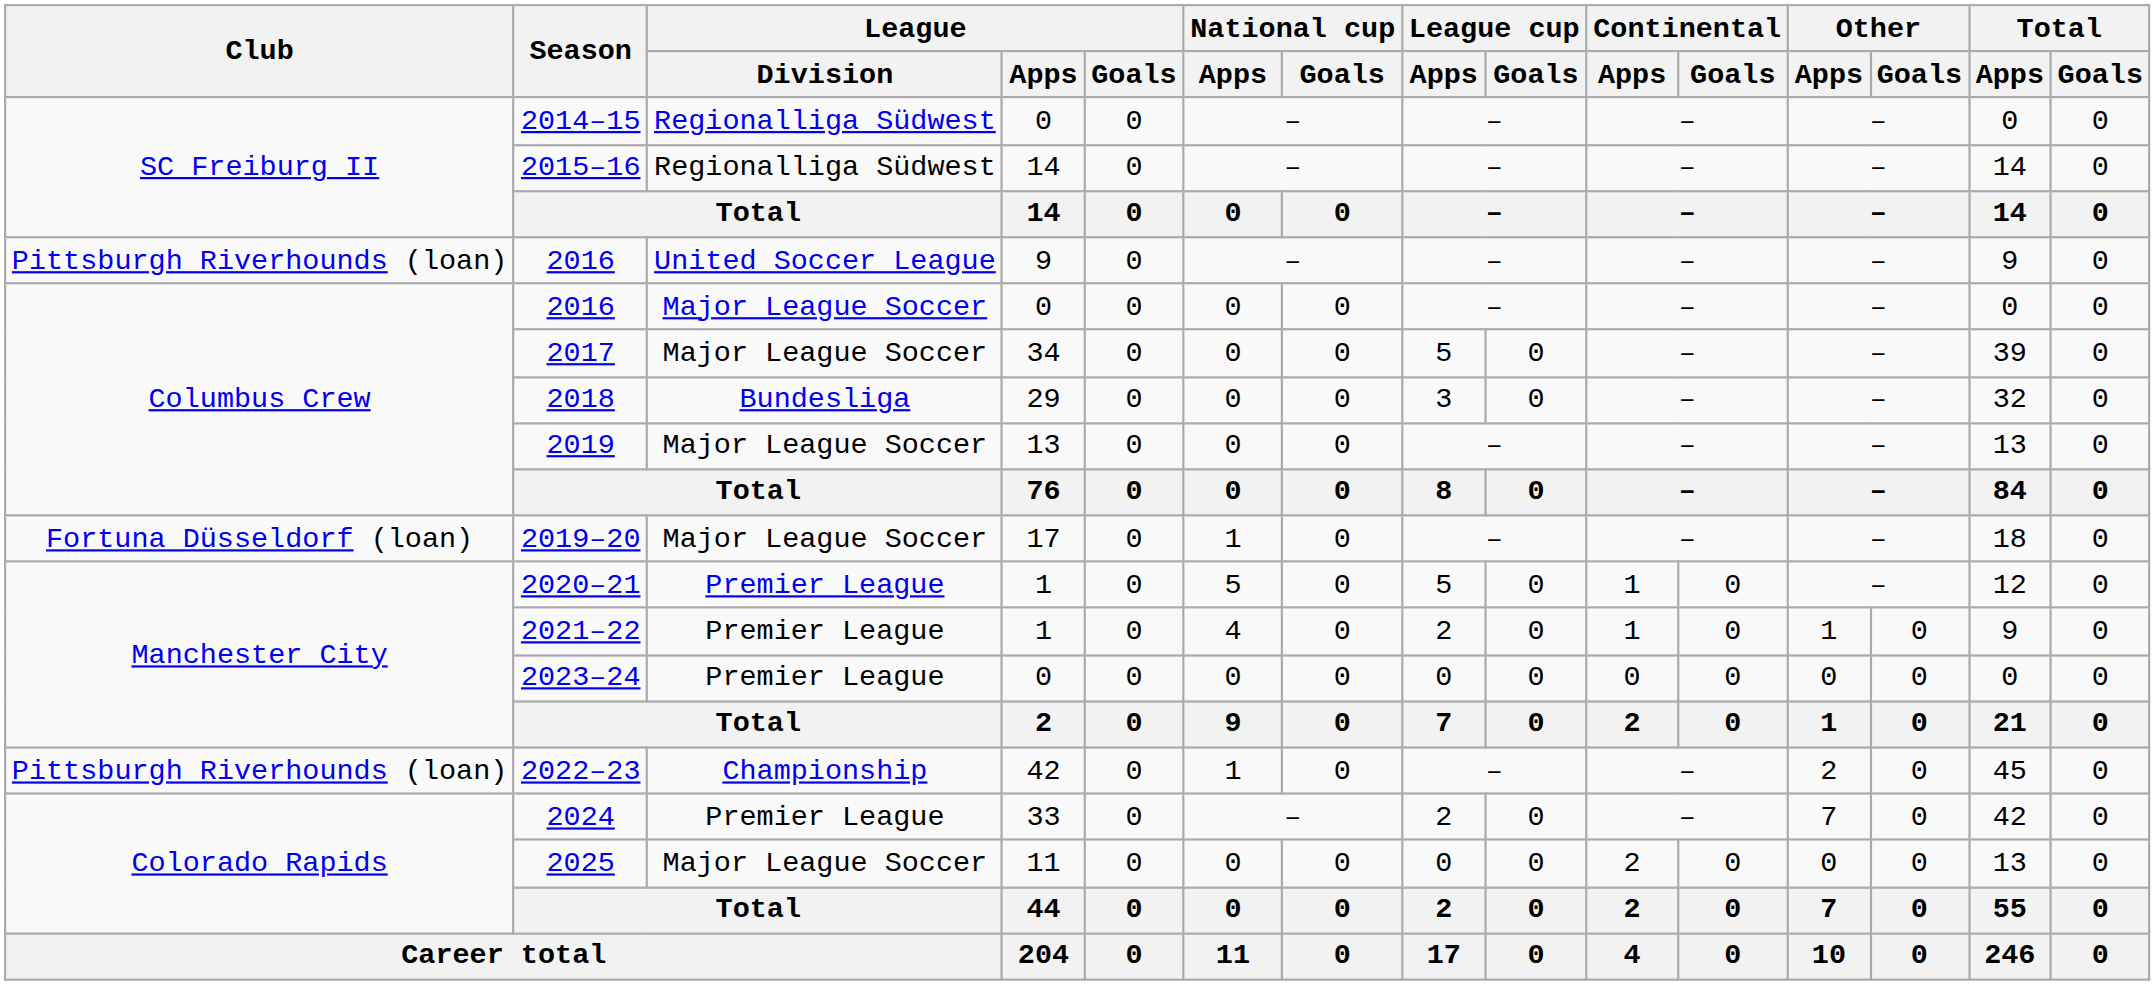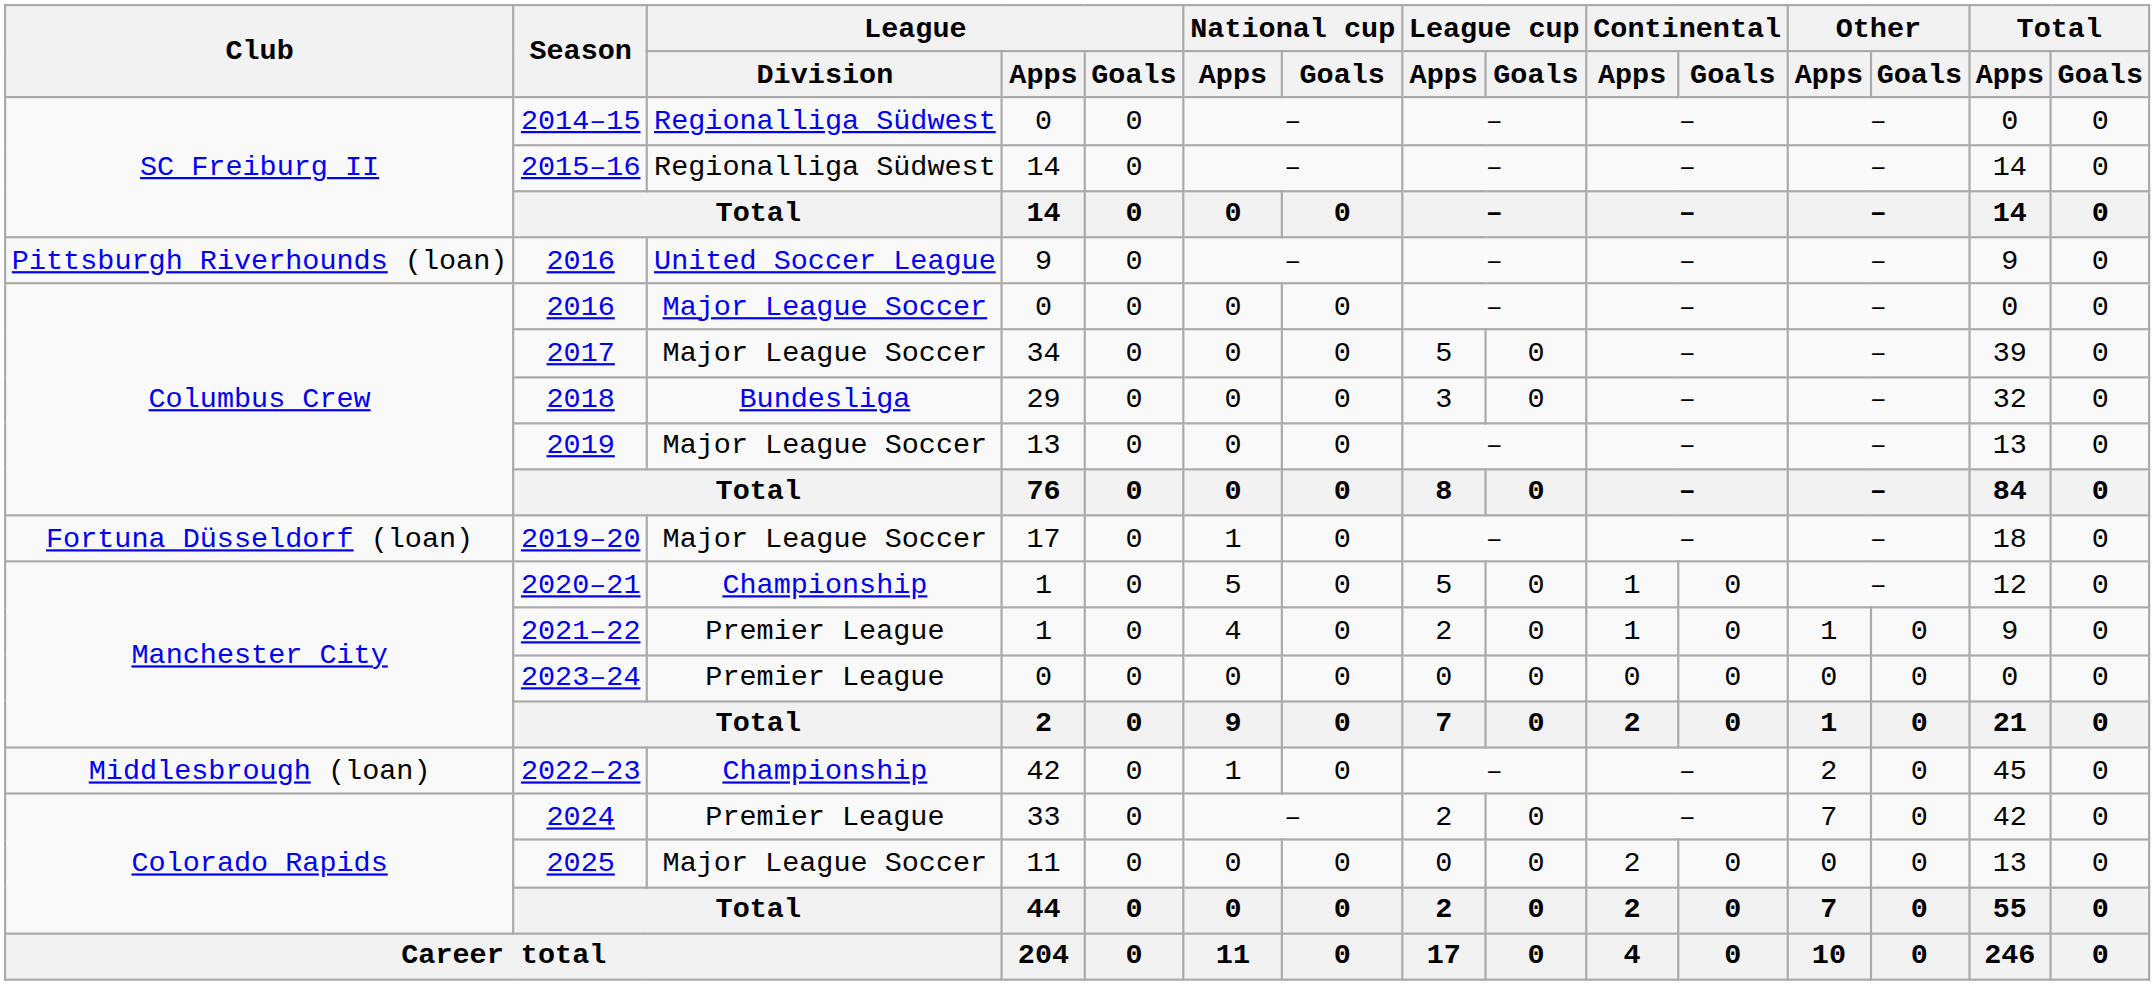(825, 585) Premier League -> (825, 585) Championship
(260, 771) Pittsburgh Riverhounds (loan) -> (260, 771) Middlesbrough (loan)
